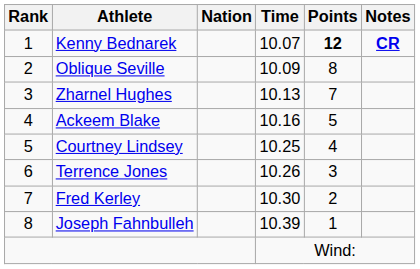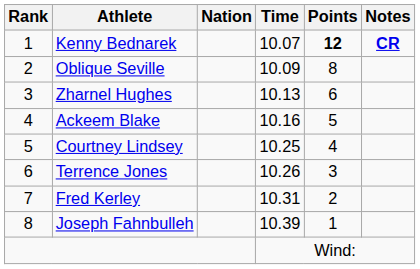(333, 95) 7 -> (333, 95) 6
(280, 198) 10.30 -> (280, 198) 10.31
